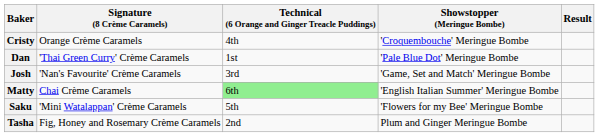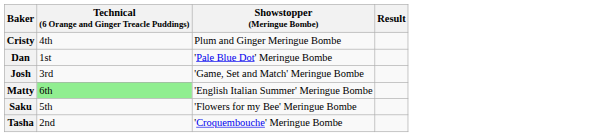- column: (130, 18)
(455, 40) 'Croquembouche' Meringue Bombe -> (268, 40) Plum and Ginger Meringue Bombe
(454, 123) Plum and Ginger Meringue Bombe -> (268, 123) 'Croquembouche' Meringue Bombe
